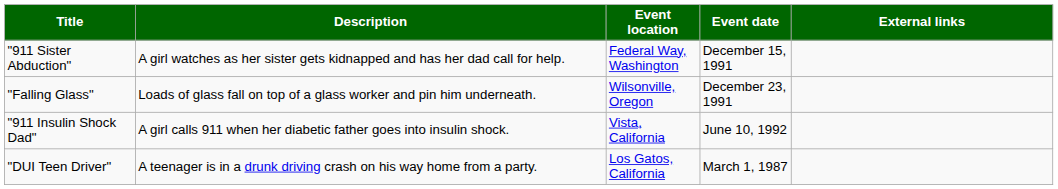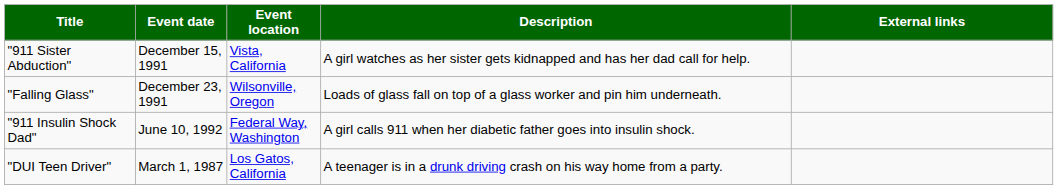columns swapped: (745, 22) <-> (370, 22)
(648, 58) Federal Way, Washington -> (258, 58) Vista, California
(637, 130) Vista, California -> (268, 130) Federal Way, Washington
